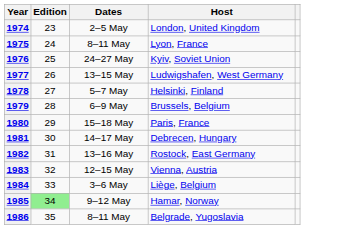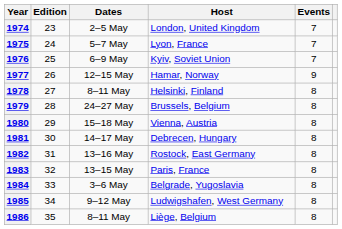+ column: (314, 12)
(109, 43) 8–11 May -> (109, 43) 5–7 May
(109, 59) 24–27 May -> (109, 59) 6–9 May
(109, 75) 13–15 May -> (109, 75) 12–15 May
(217, 75) Ludwigshafen, West Germany -> (185, 75) Hamar, Norway
(109, 91) 5–7 May -> (109, 91) 8–11 May
(109, 106) 6–9 May -> (109, 106) 24–27 May
(180, 122) Paris, France -> (184, 122) Vienna, Austria
(109, 169) 12–15 May -> (109, 169) 13–15 May
(184, 169) Vienna, Austria -> (180, 169) Paris, France
(183, 185) Liège, Belgium -> (197, 185) Belgrade, Yugoslavia
(50, 201) lightgreen background -> (50, 201) no background
(185, 201) Hamar, Norway -> (217, 201) Ludwigshafen, West Germany
(197, 216) Belgrade, Yugoslavia -> (183, 216) Liège, Belgium
